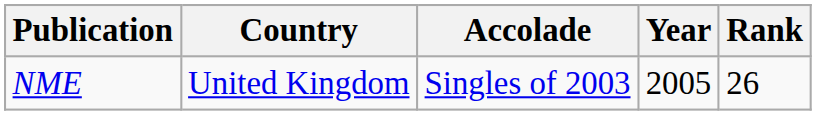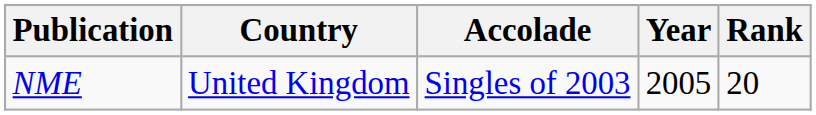(743, 82) 26 -> (743, 82) 20
